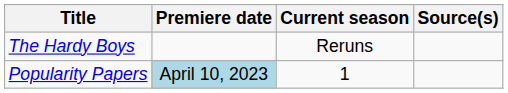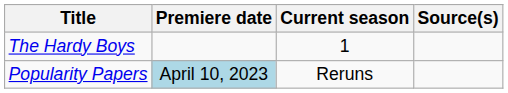(345, 46) Reruns -> (345, 46) 1
(345, 74) 1 -> (345, 74) Reruns
